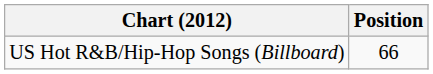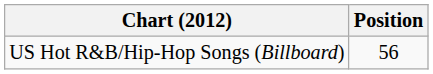(389, 52) 66 -> (389, 52) 56
